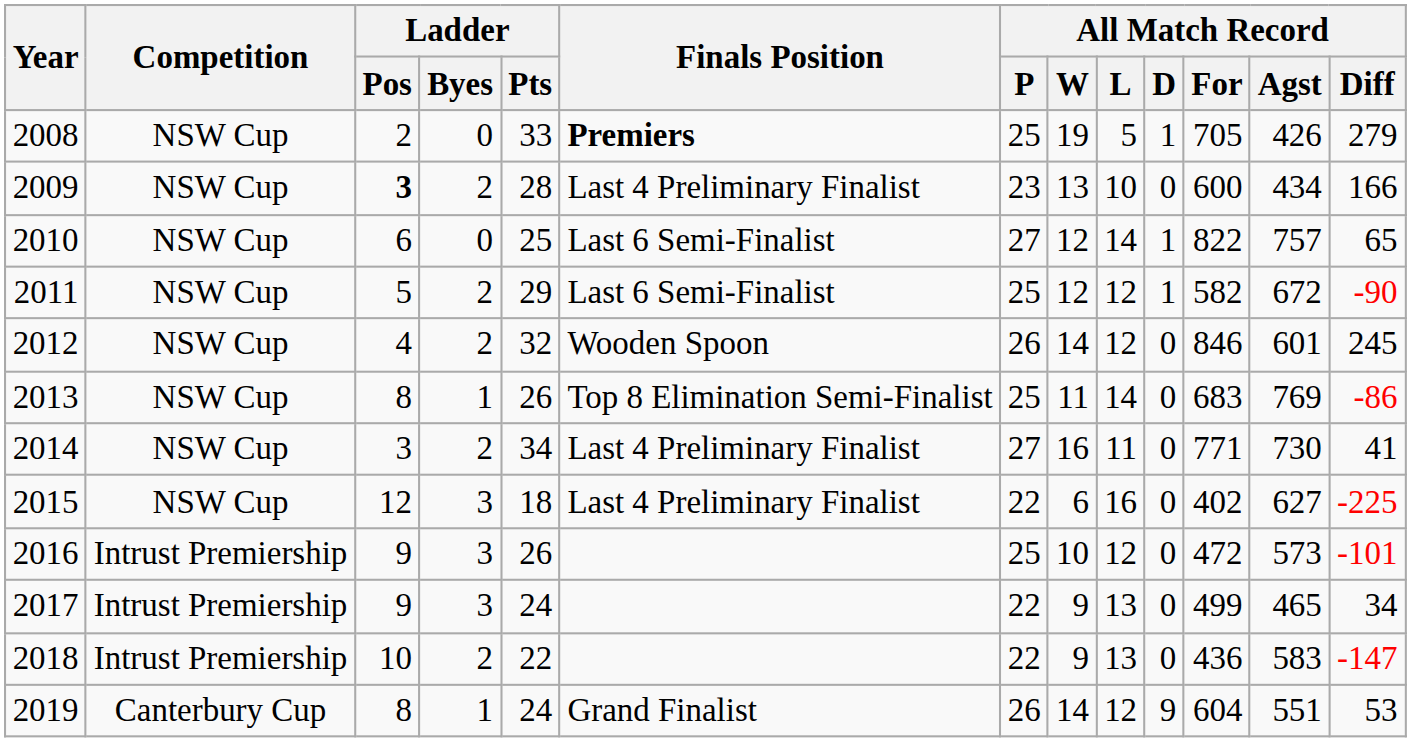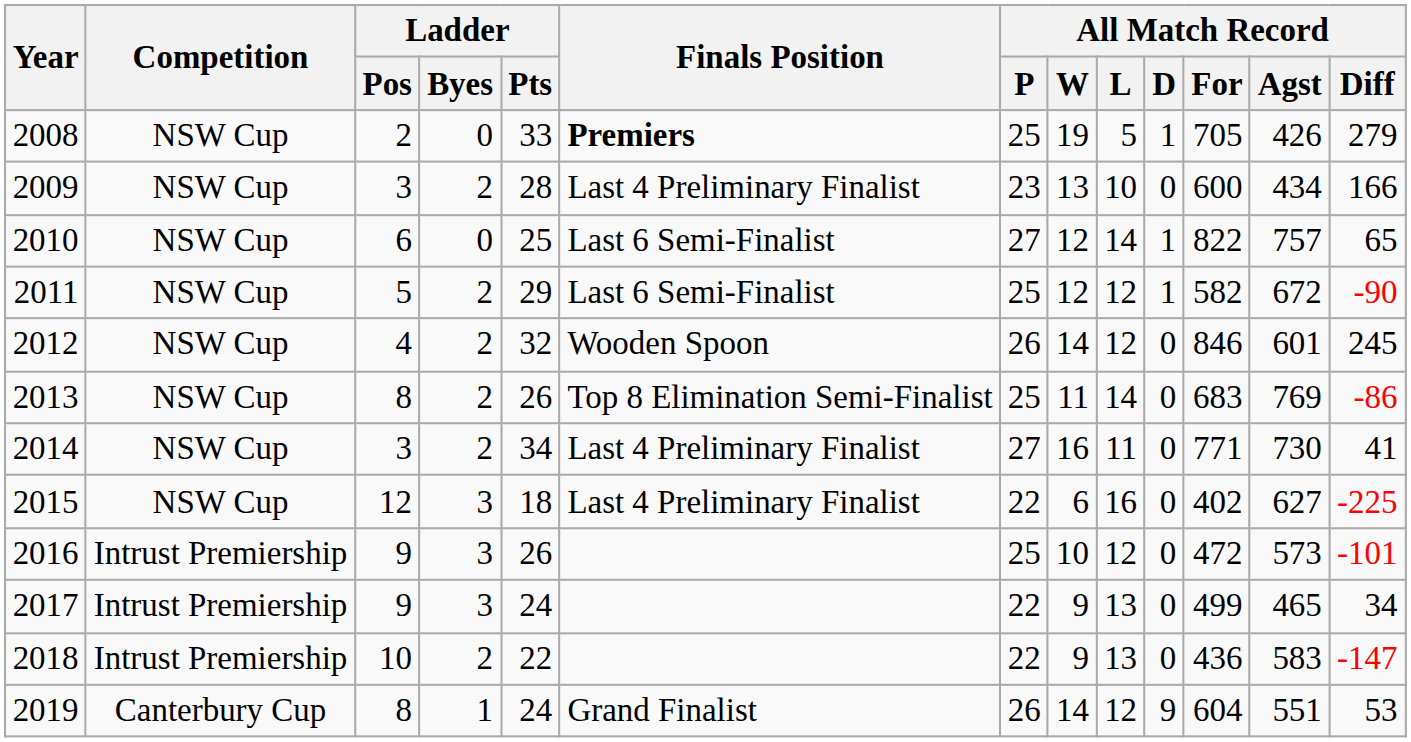(404, 187) bold -> (404, 187) normal
(485, 396) 1 -> (485, 396) 2
